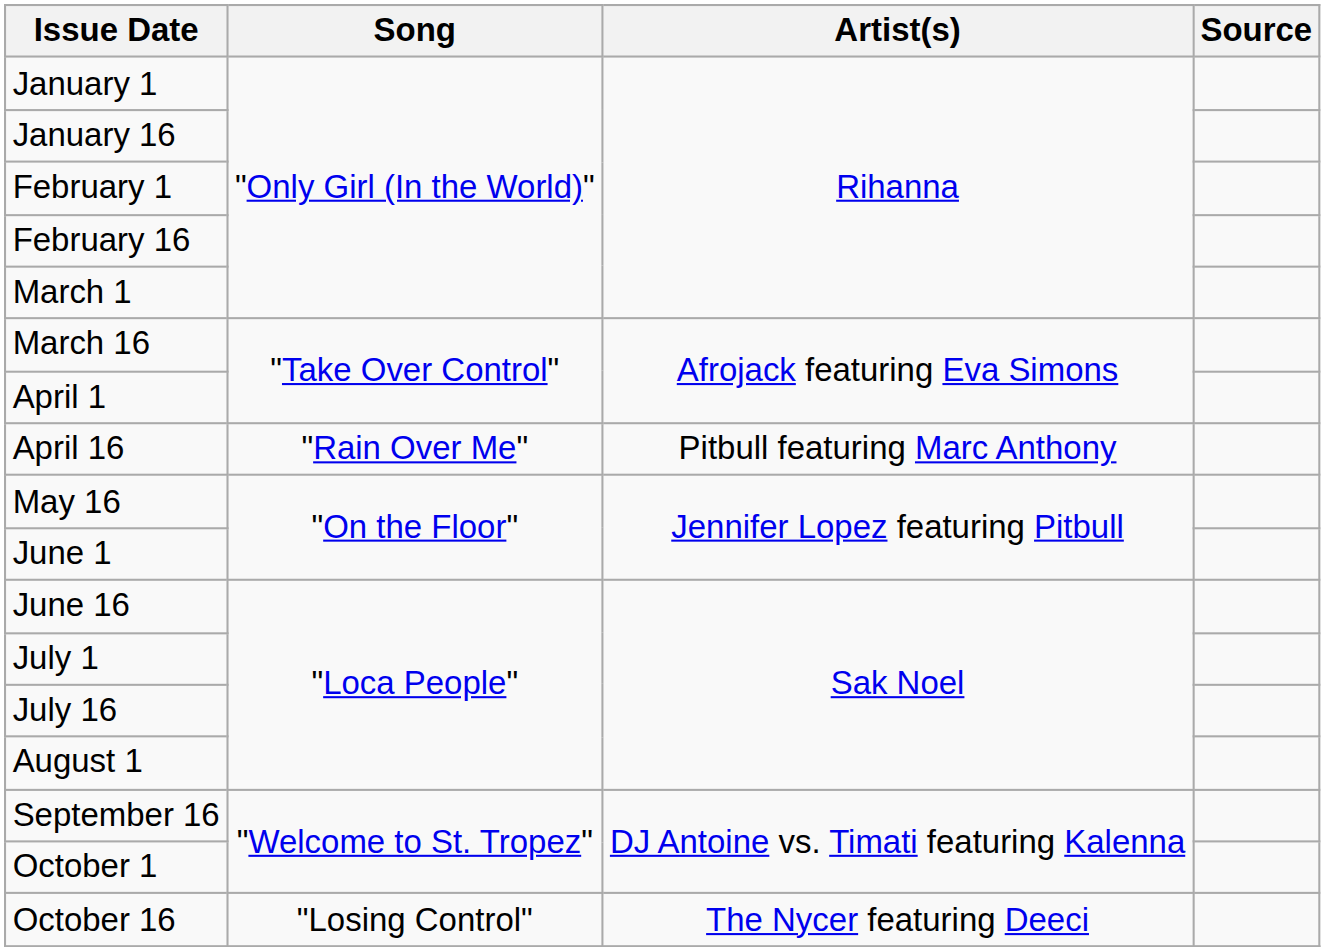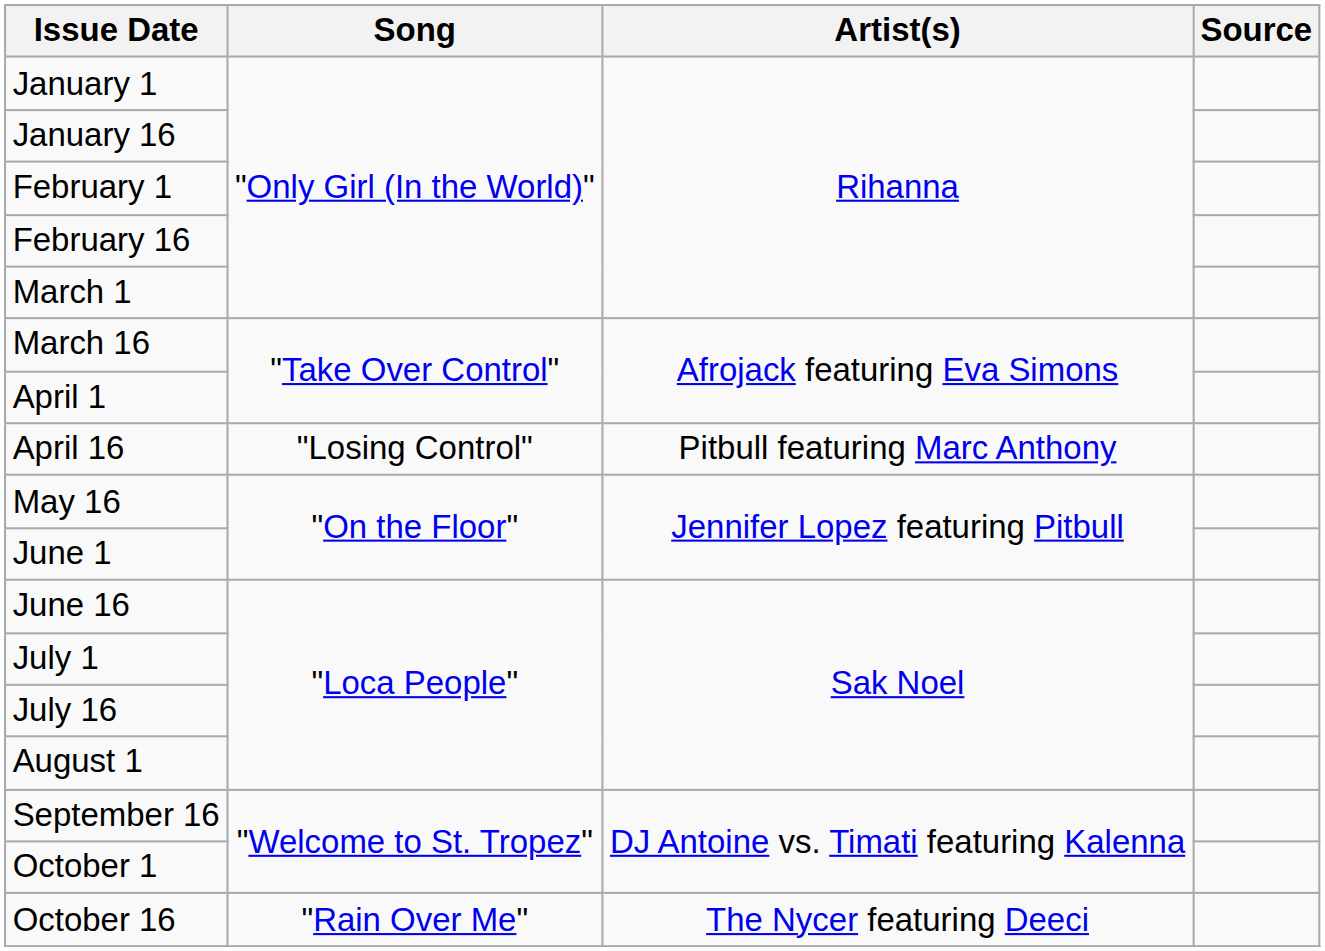(415, 448) "Rain Over Me" -> (415, 448) "Losing Control"
(415, 919) "Losing Control" -> (415, 919) "Rain Over Me"
